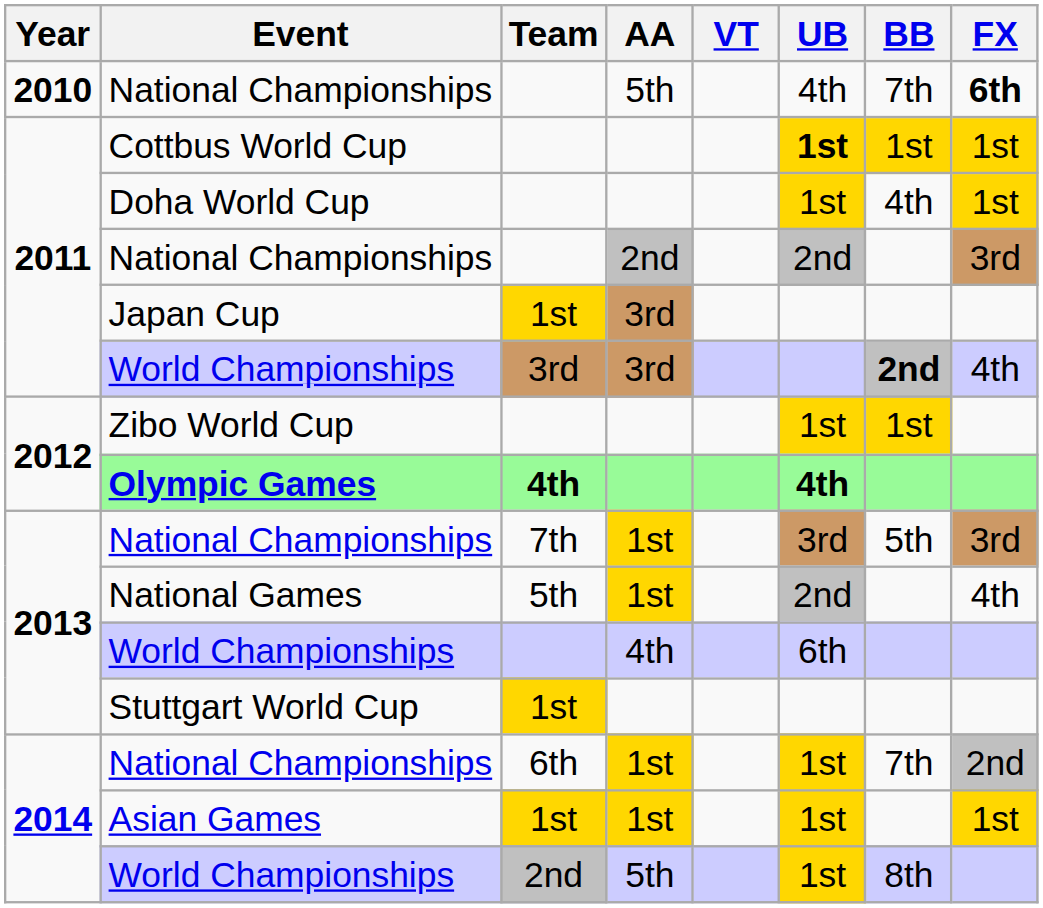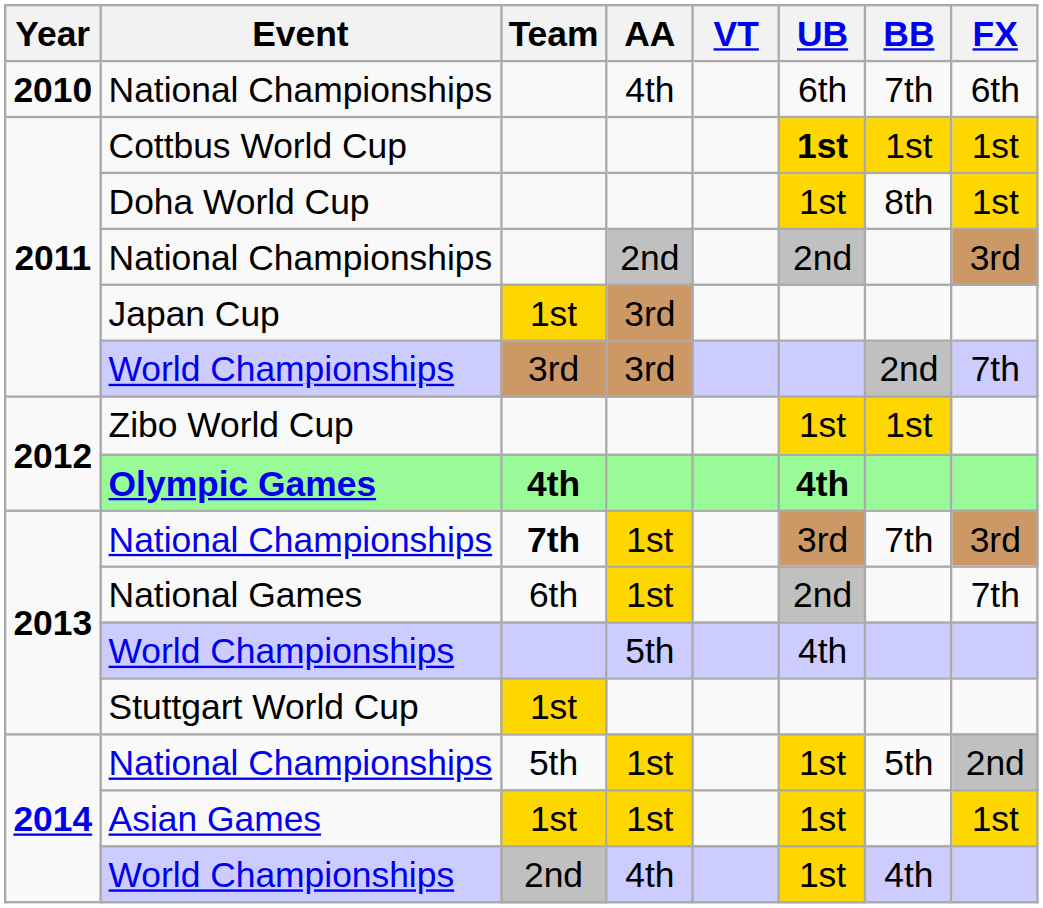(650, 89) 5th -> (650, 89) 4th
(823, 89) 4th -> (823, 89) 6th
(995, 89) bold -> (995, 89) normal
(909, 202) 4th -> (909, 202) 8th
(909, 370) bold -> (909, 370) normal
(995, 370) 4th -> (995, 370) 7th
(554, 538) normal -> (554, 538) bold
(909, 538) 5th -> (909, 538) 7th
(554, 594) 5th -> (554, 594) 6th
(995, 594) 4th -> (995, 594) 7th
(650, 650) 4th -> (650, 650) 5th
(823, 650) 6th -> (823, 650) 4th
(554, 762) 6th -> (554, 762) 5th
(909, 762) 7th -> (909, 762) 5th
(650, 874) 5th -> (650, 874) 4th
(909, 874) 8th -> (909, 874) 4th
